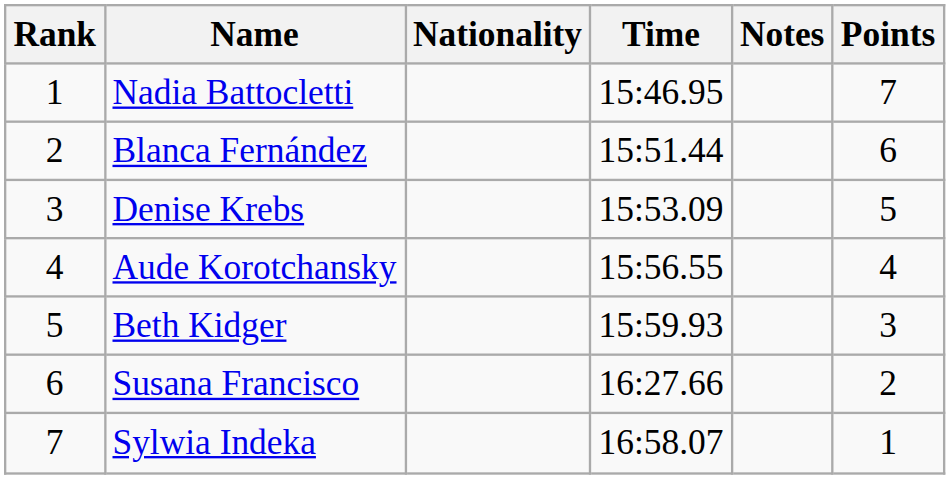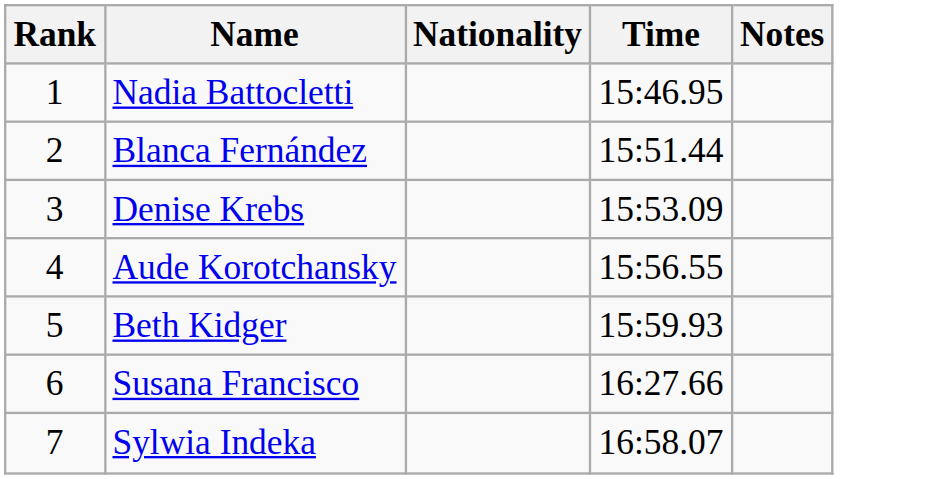- column: (888, 33)
